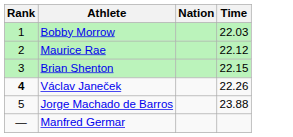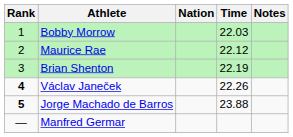+ column: (270, 13)
(234, 68) 22.15 -> (234, 68) 22.19
(21, 104) normal -> (21, 104) bold
